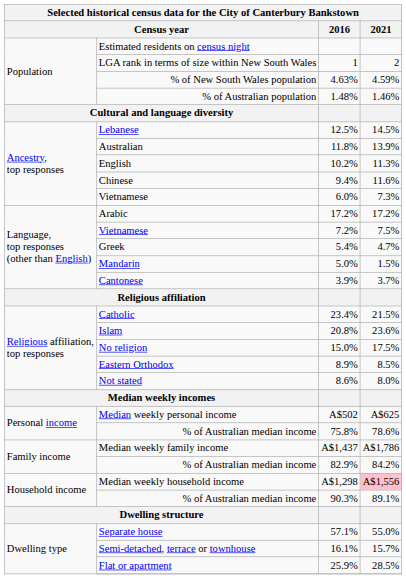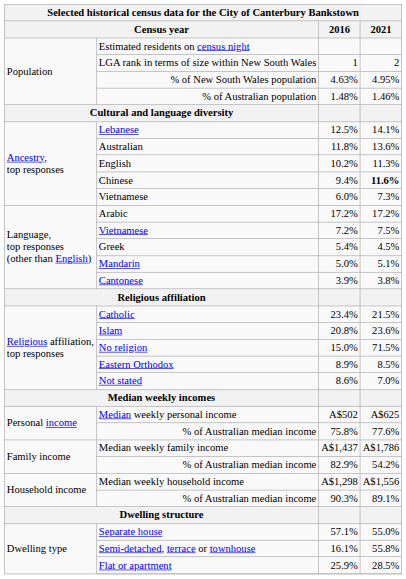(384, 79) 4.59% -> (384, 79) 4.95%
(384, 130) 14.5% -> (384, 130) 14.1%
(384, 146) 13.9% -> (384, 146) 13.6%
(385, 180) normal -> (384, 180) bold
(387, 247) 4.7% -> (387, 247) 4.5%
(387, 264) 1.5% -> (387, 264) 5.1%
(387, 280) 3.7% -> (387, 280) 3.8%
(384, 347) 17.5% -> (384, 347) 71.5%
(387, 381) 8.0% -> (387, 381) 7.0%
(386, 431) 78.6% -> (386, 431) 77.6%
(386, 465) 84.2% -> (386, 465) 54.2%
(381, 481) pink background -> (381, 481) no background
(384, 548) 15.7% -> (384, 548) 55.8%
